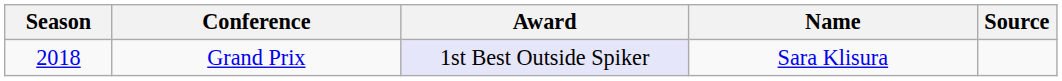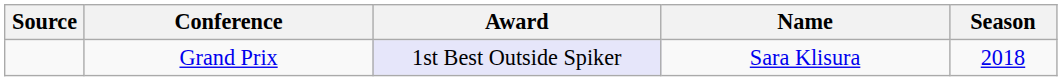columns swapped: (58, 22) <-> (1017, 22)
